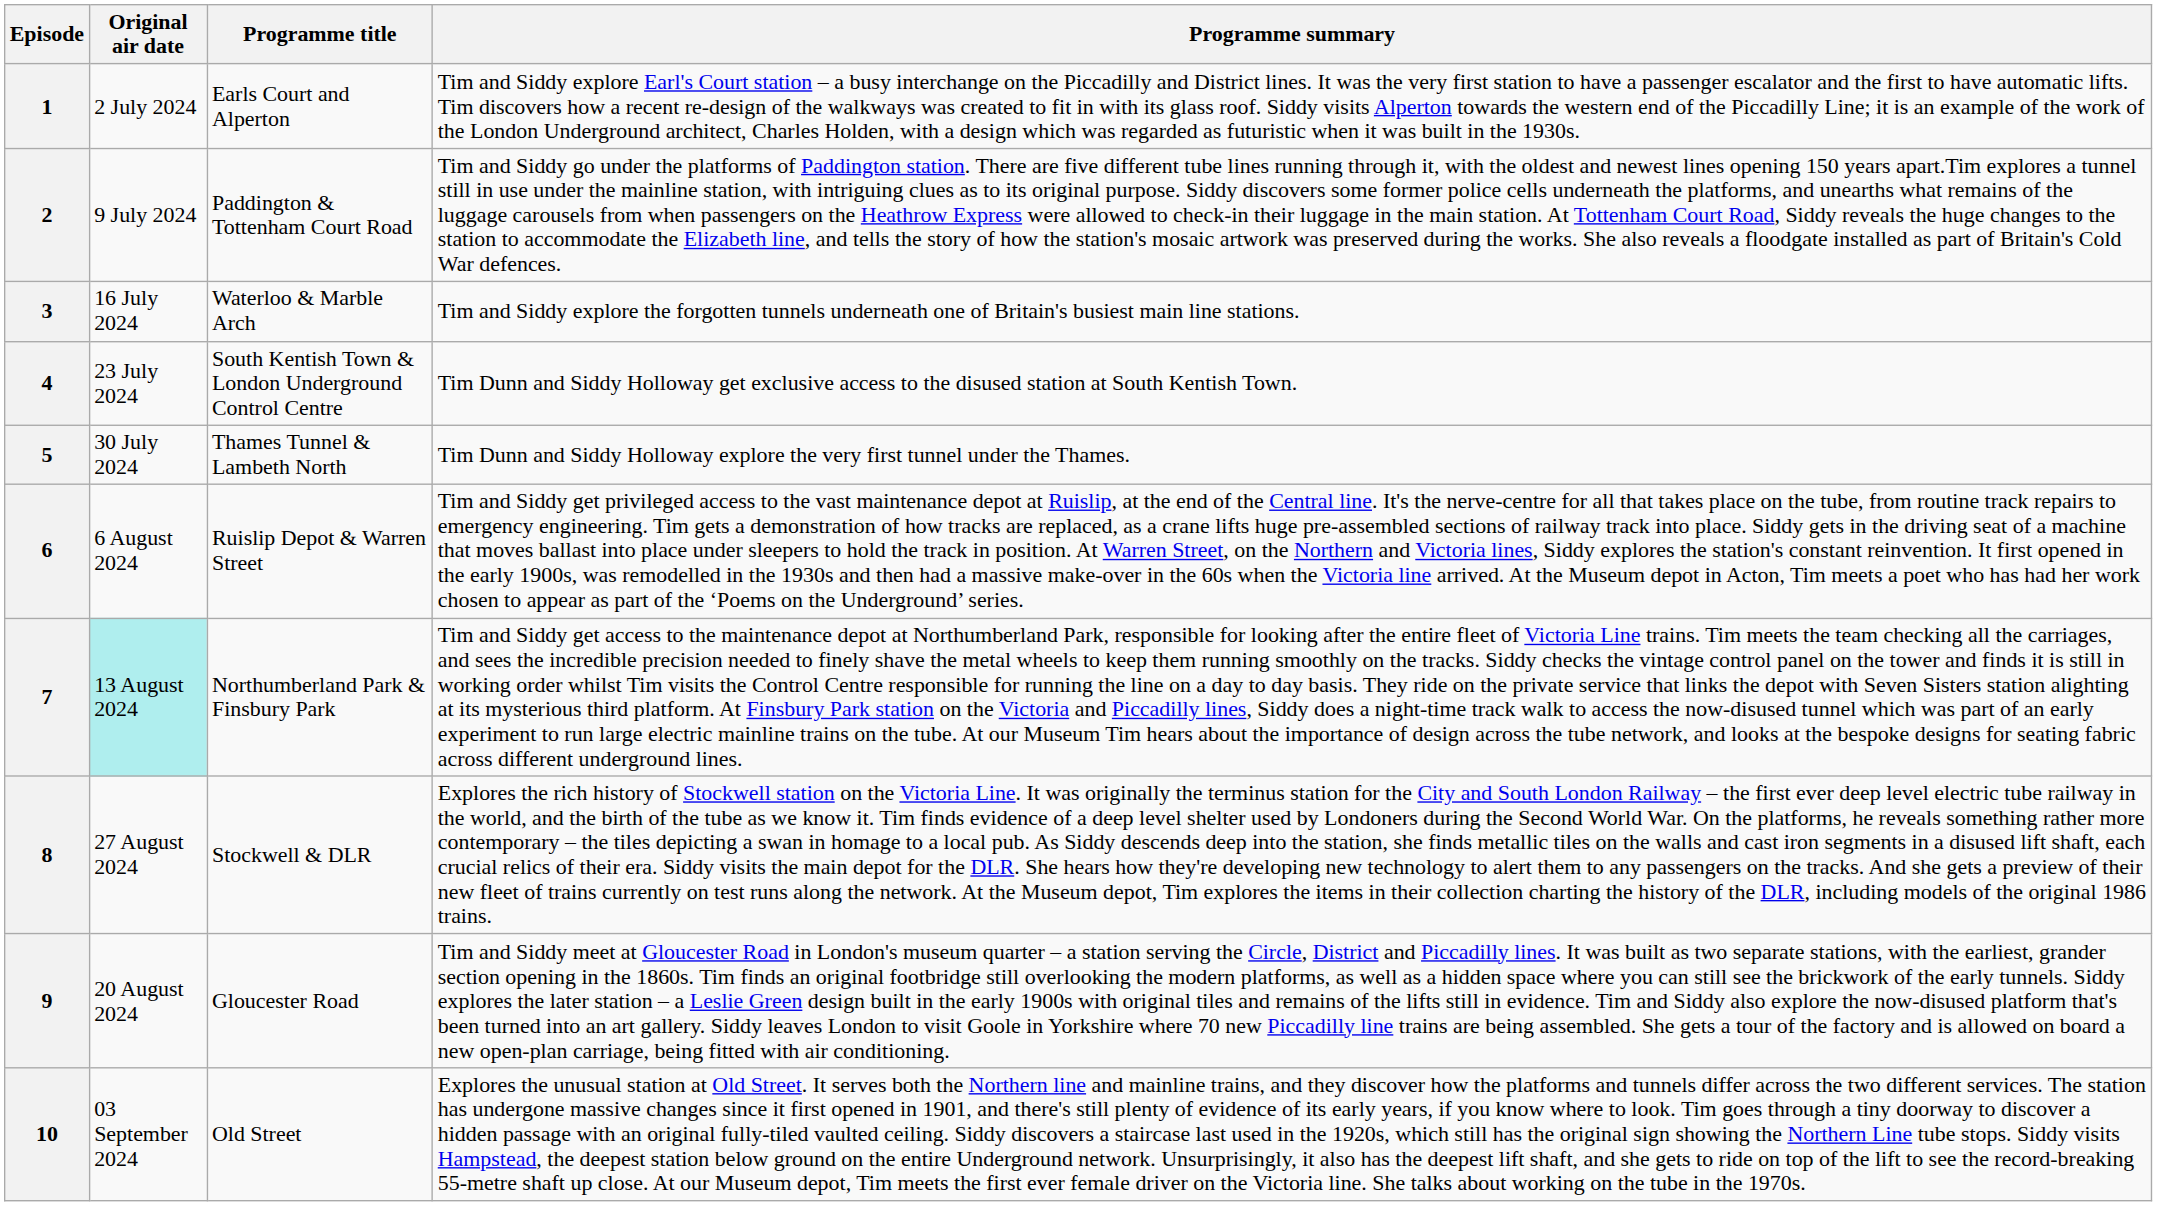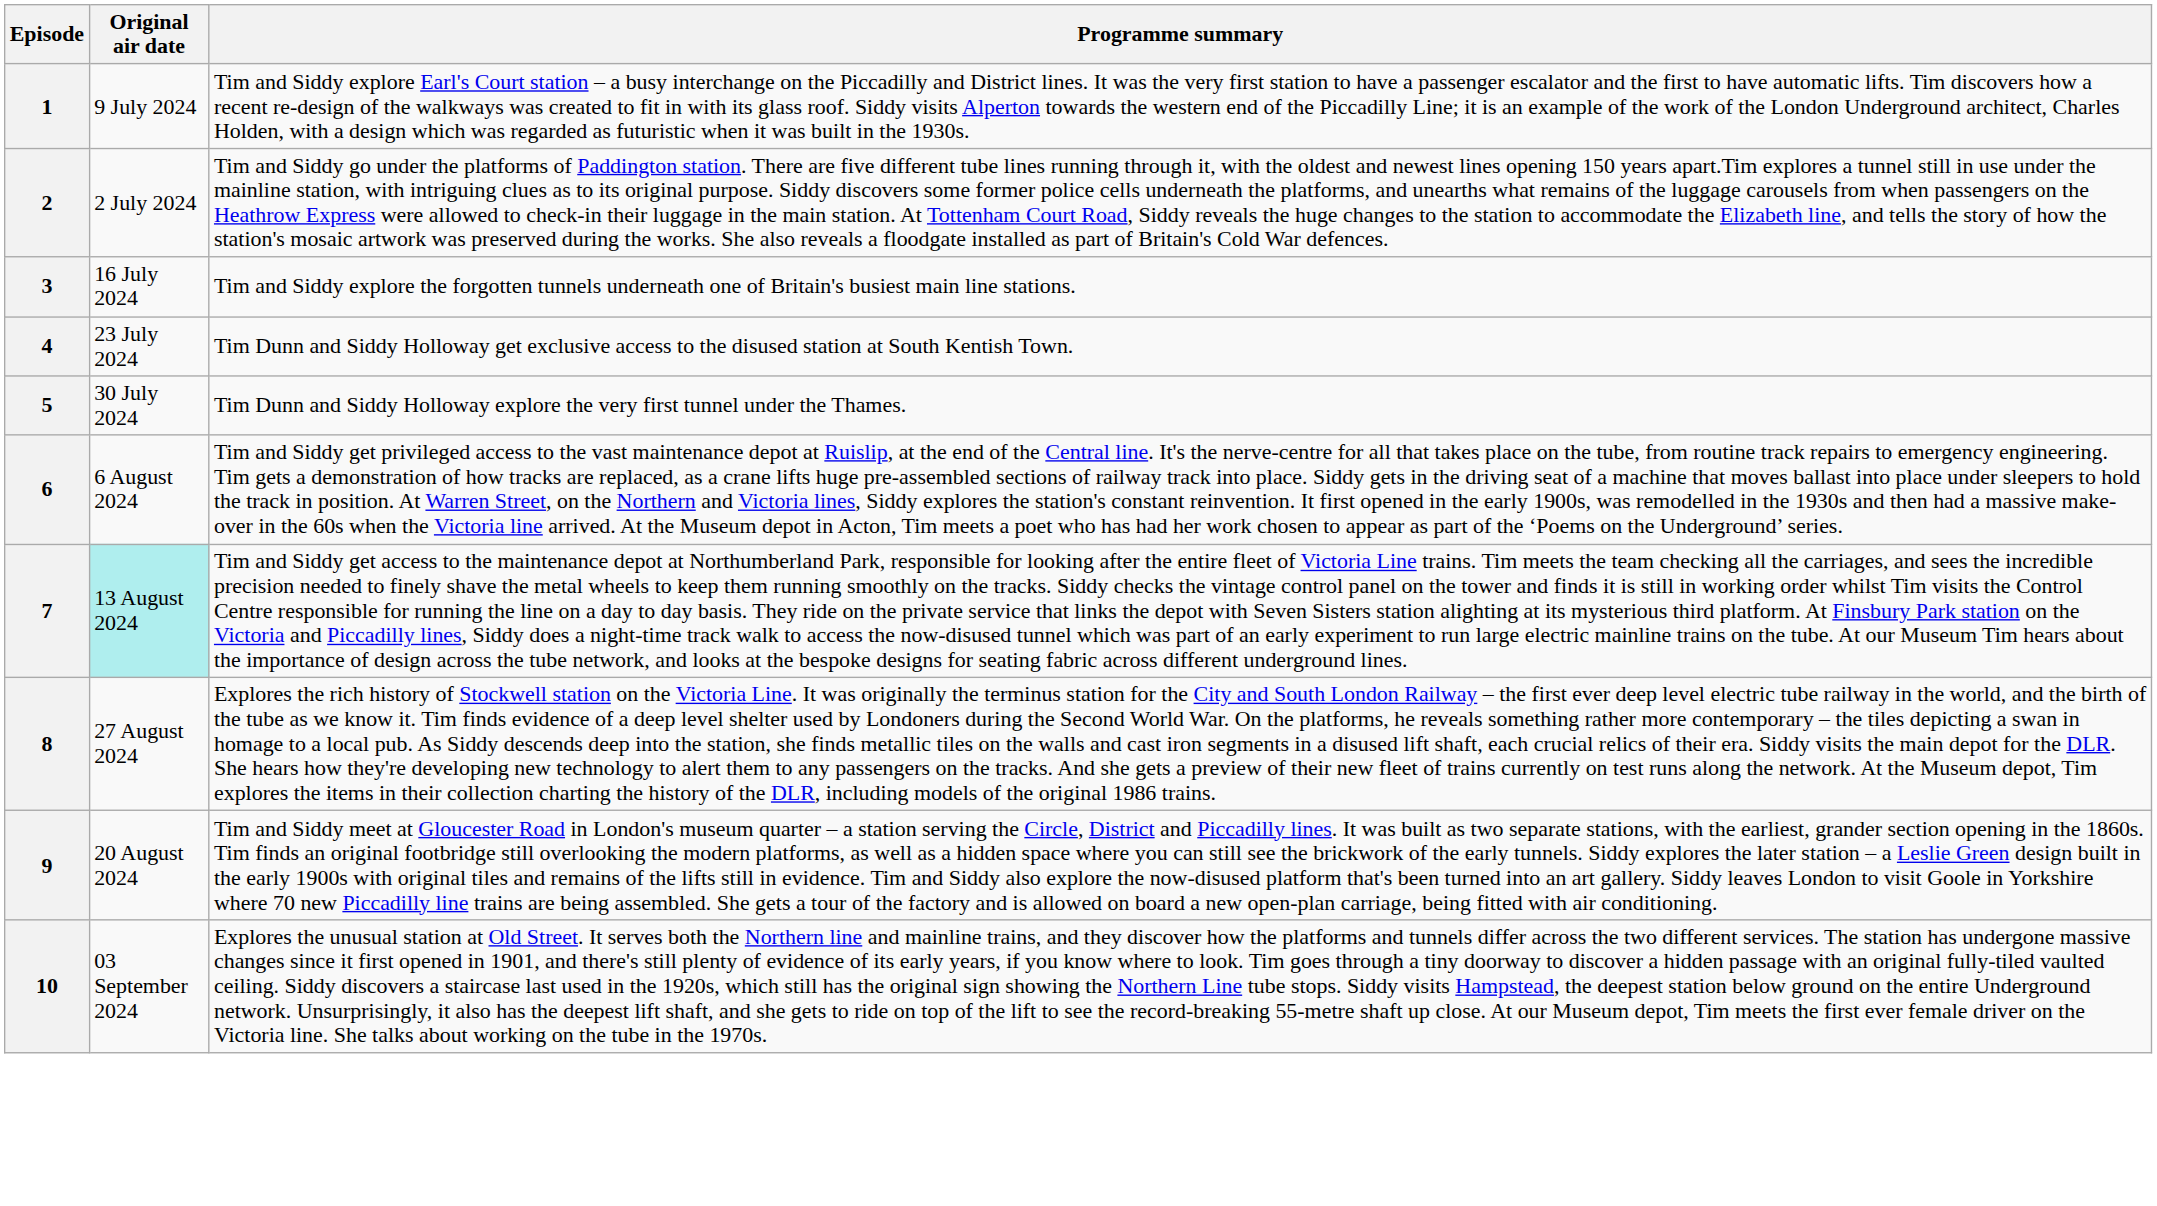- column: (320, 34)
(145, 105) 2 July 2024 -> (145, 105) 9 July 2024
(145, 214) 9 July 2024 -> (145, 202) 2 July 2024
